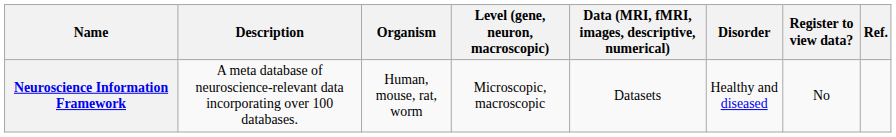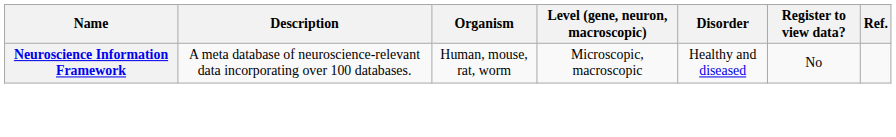- column: (638, 31)
